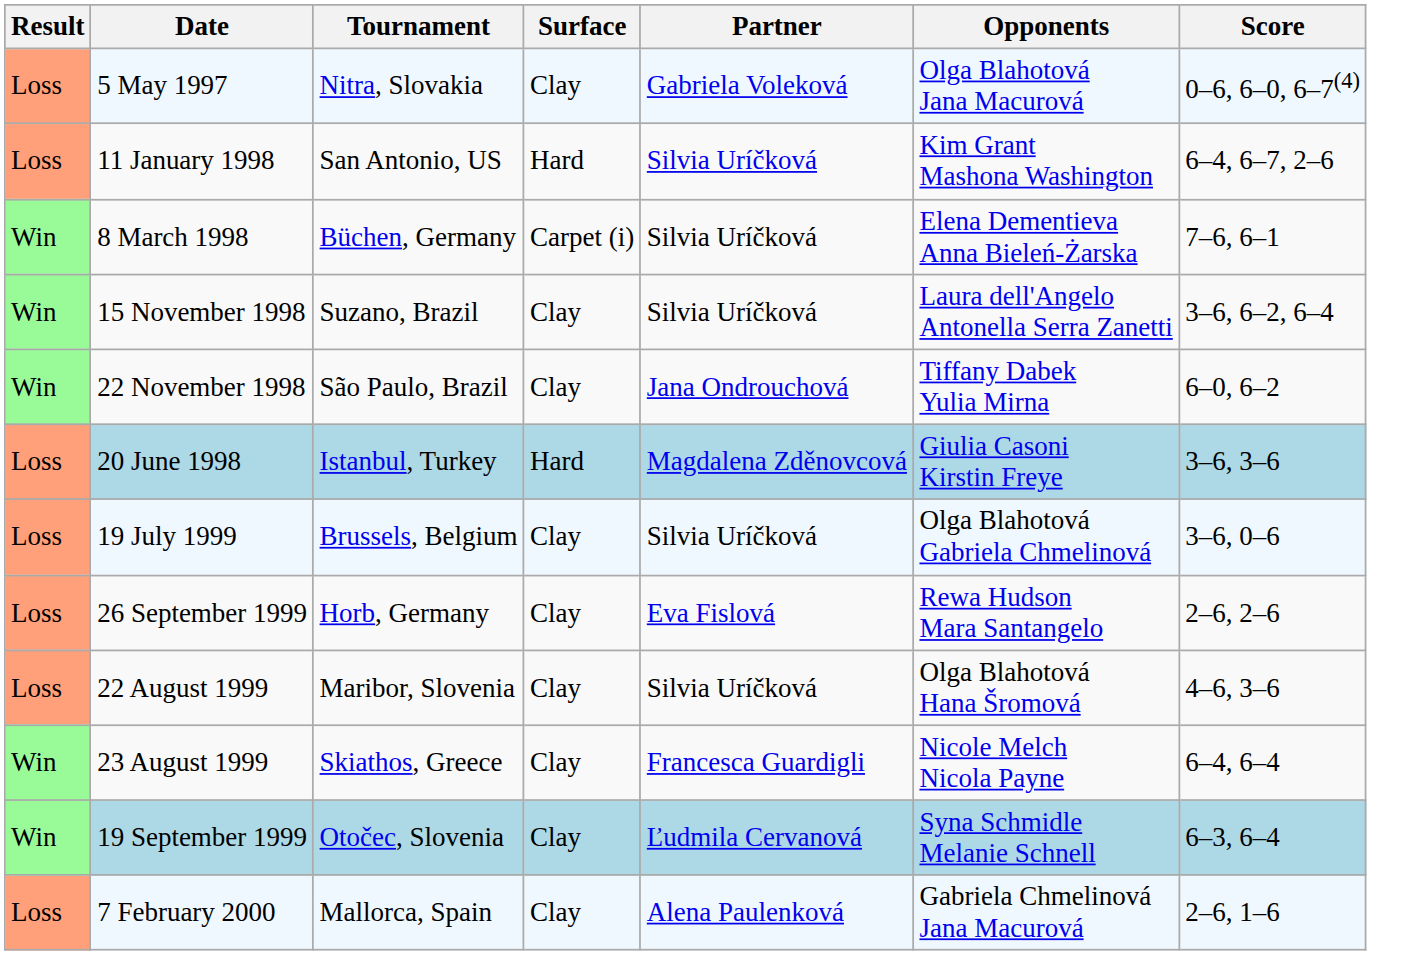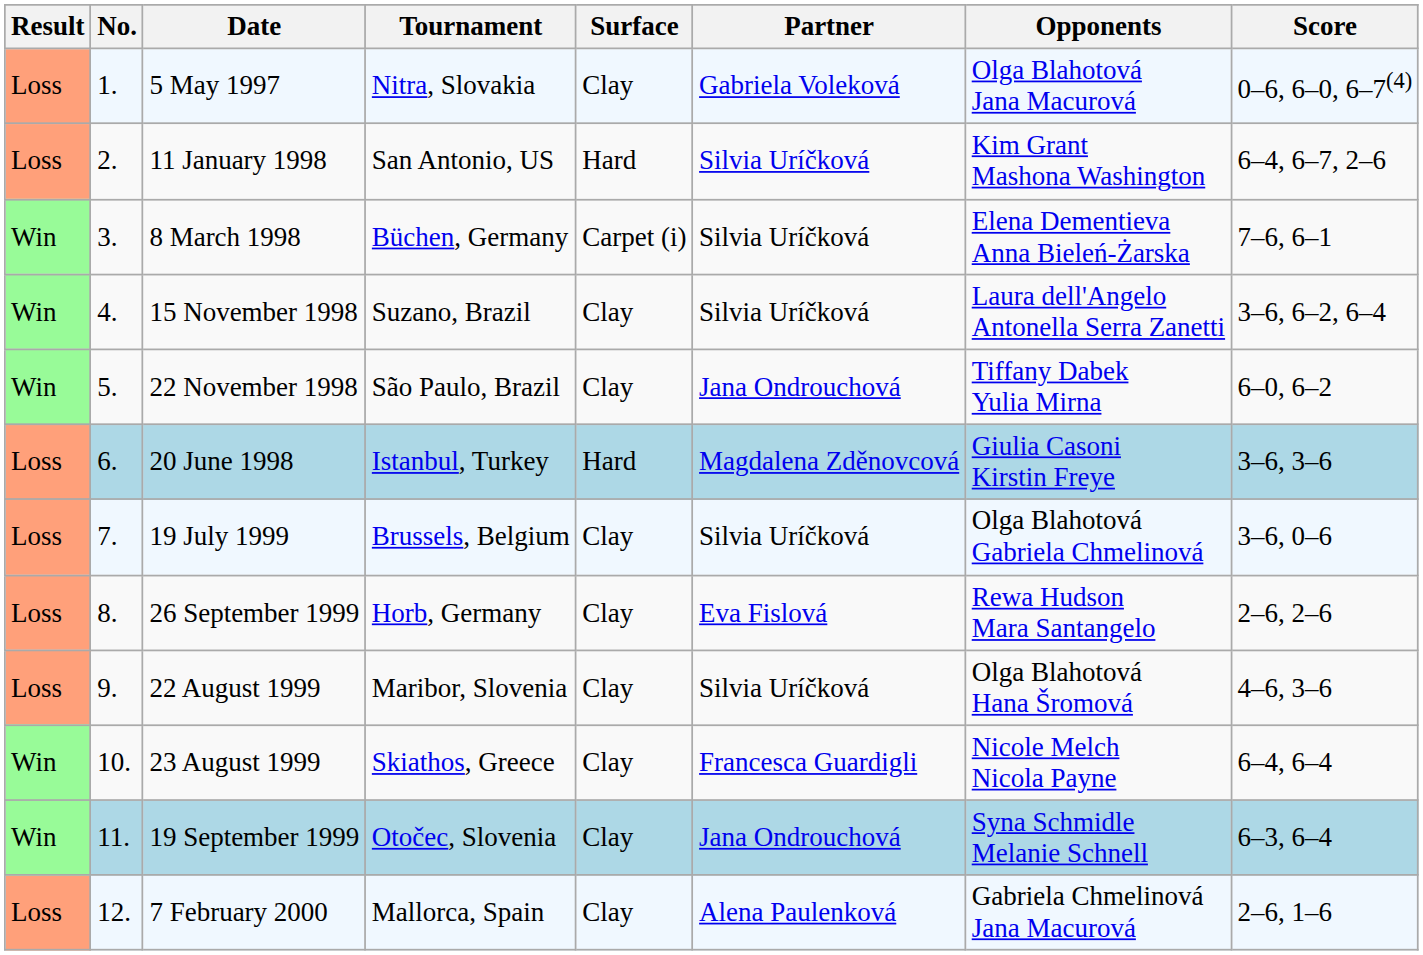+ column: (117, 25)
(754, 836) Ľudmila Cervanová -> (800, 836) Jana Ondrouchová
